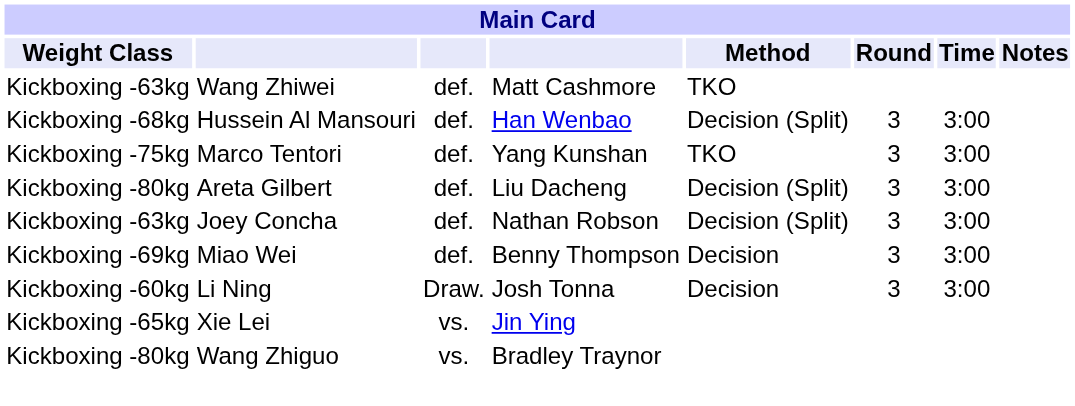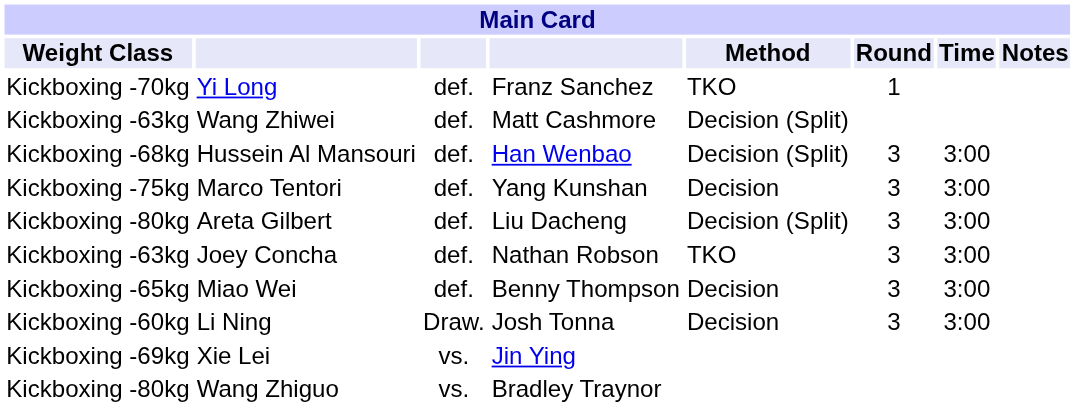+ row: (237, 87)
(712, 87) TKO -> (768, 120) Decision (Split)
(712, 154) TKO -> (733, 188) Decision
(768, 221) Decision (Split) -> (712, 255) TKO
(98, 255) Kickboxing -69kg -> (98, 289) Kickboxing -65kg
(98, 322) Kickboxing -65kg -> (98, 356) Kickboxing -69kg
